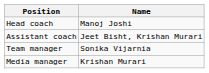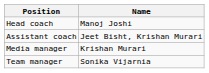rows swapped: (37, 62) <-> (34, 49)
